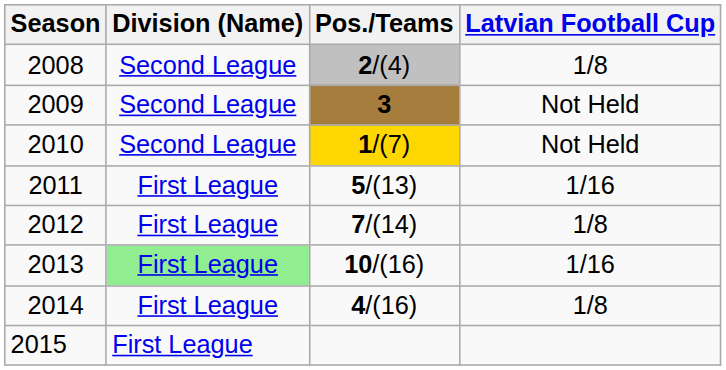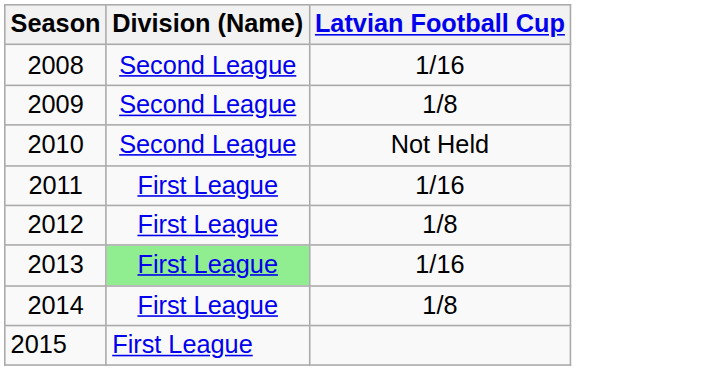- column: (384, 24)
(590, 64) 1/8 -> (440, 64) 1/16
(590, 104) Not Held -> (440, 104) 1/8
